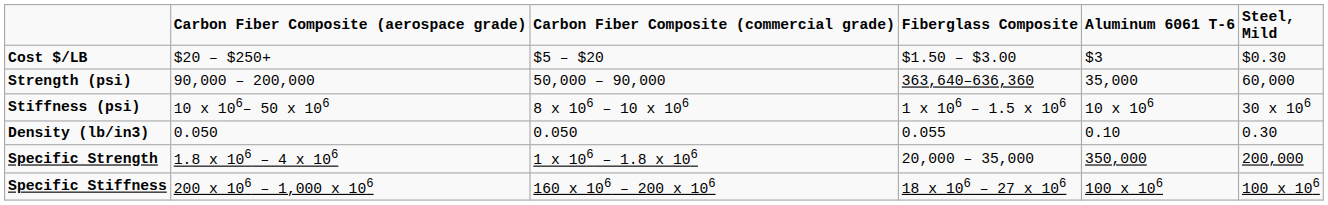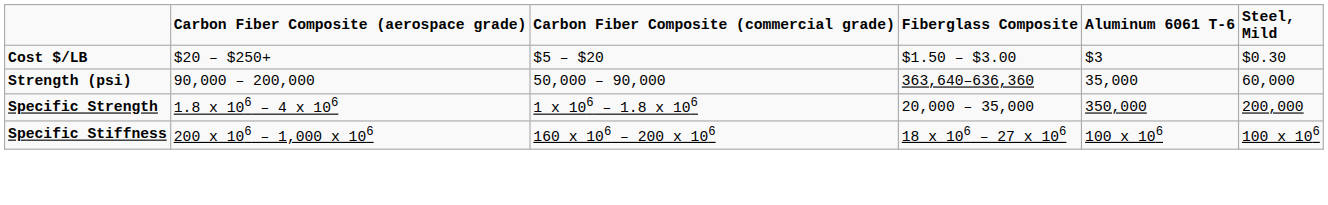- row: (74, 107)
- row: (79, 133)
